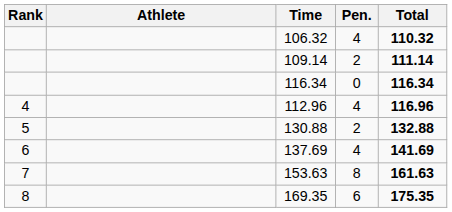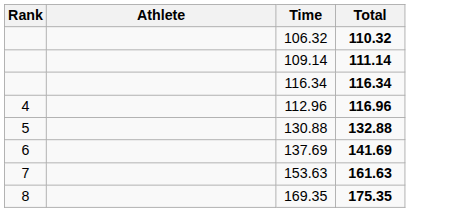- column: (357, 15)
